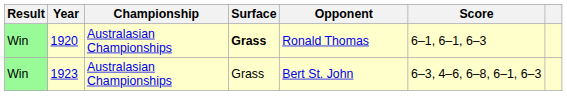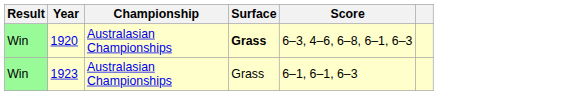- column: (344, 14)
(449, 40) 6–1, 6–1, 6–3 -> (347, 40) 6–3, 4–6, 6–8, 6–1, 6–3
(476, 74) 6–3, 4–6, 6–8, 6–1, 6–3 -> (320, 74) 6–1, 6–1, 6–3
